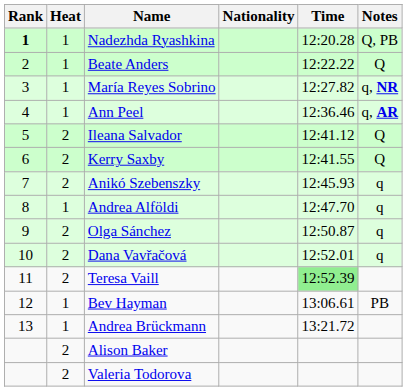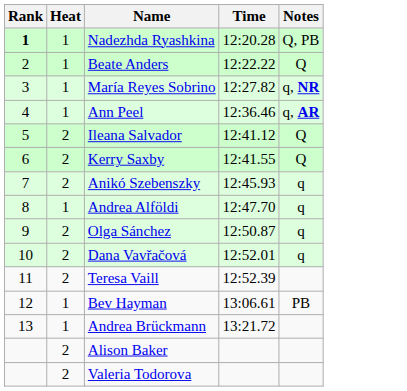- column: (259, 16)
(328, 278) lightgreen background -> (249, 278) no background
